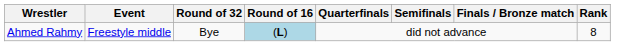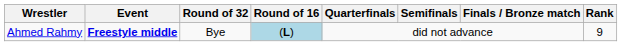(129, 32) normal -> (132, 32) bold
(593, 32) 8 -> (600, 32) 9
